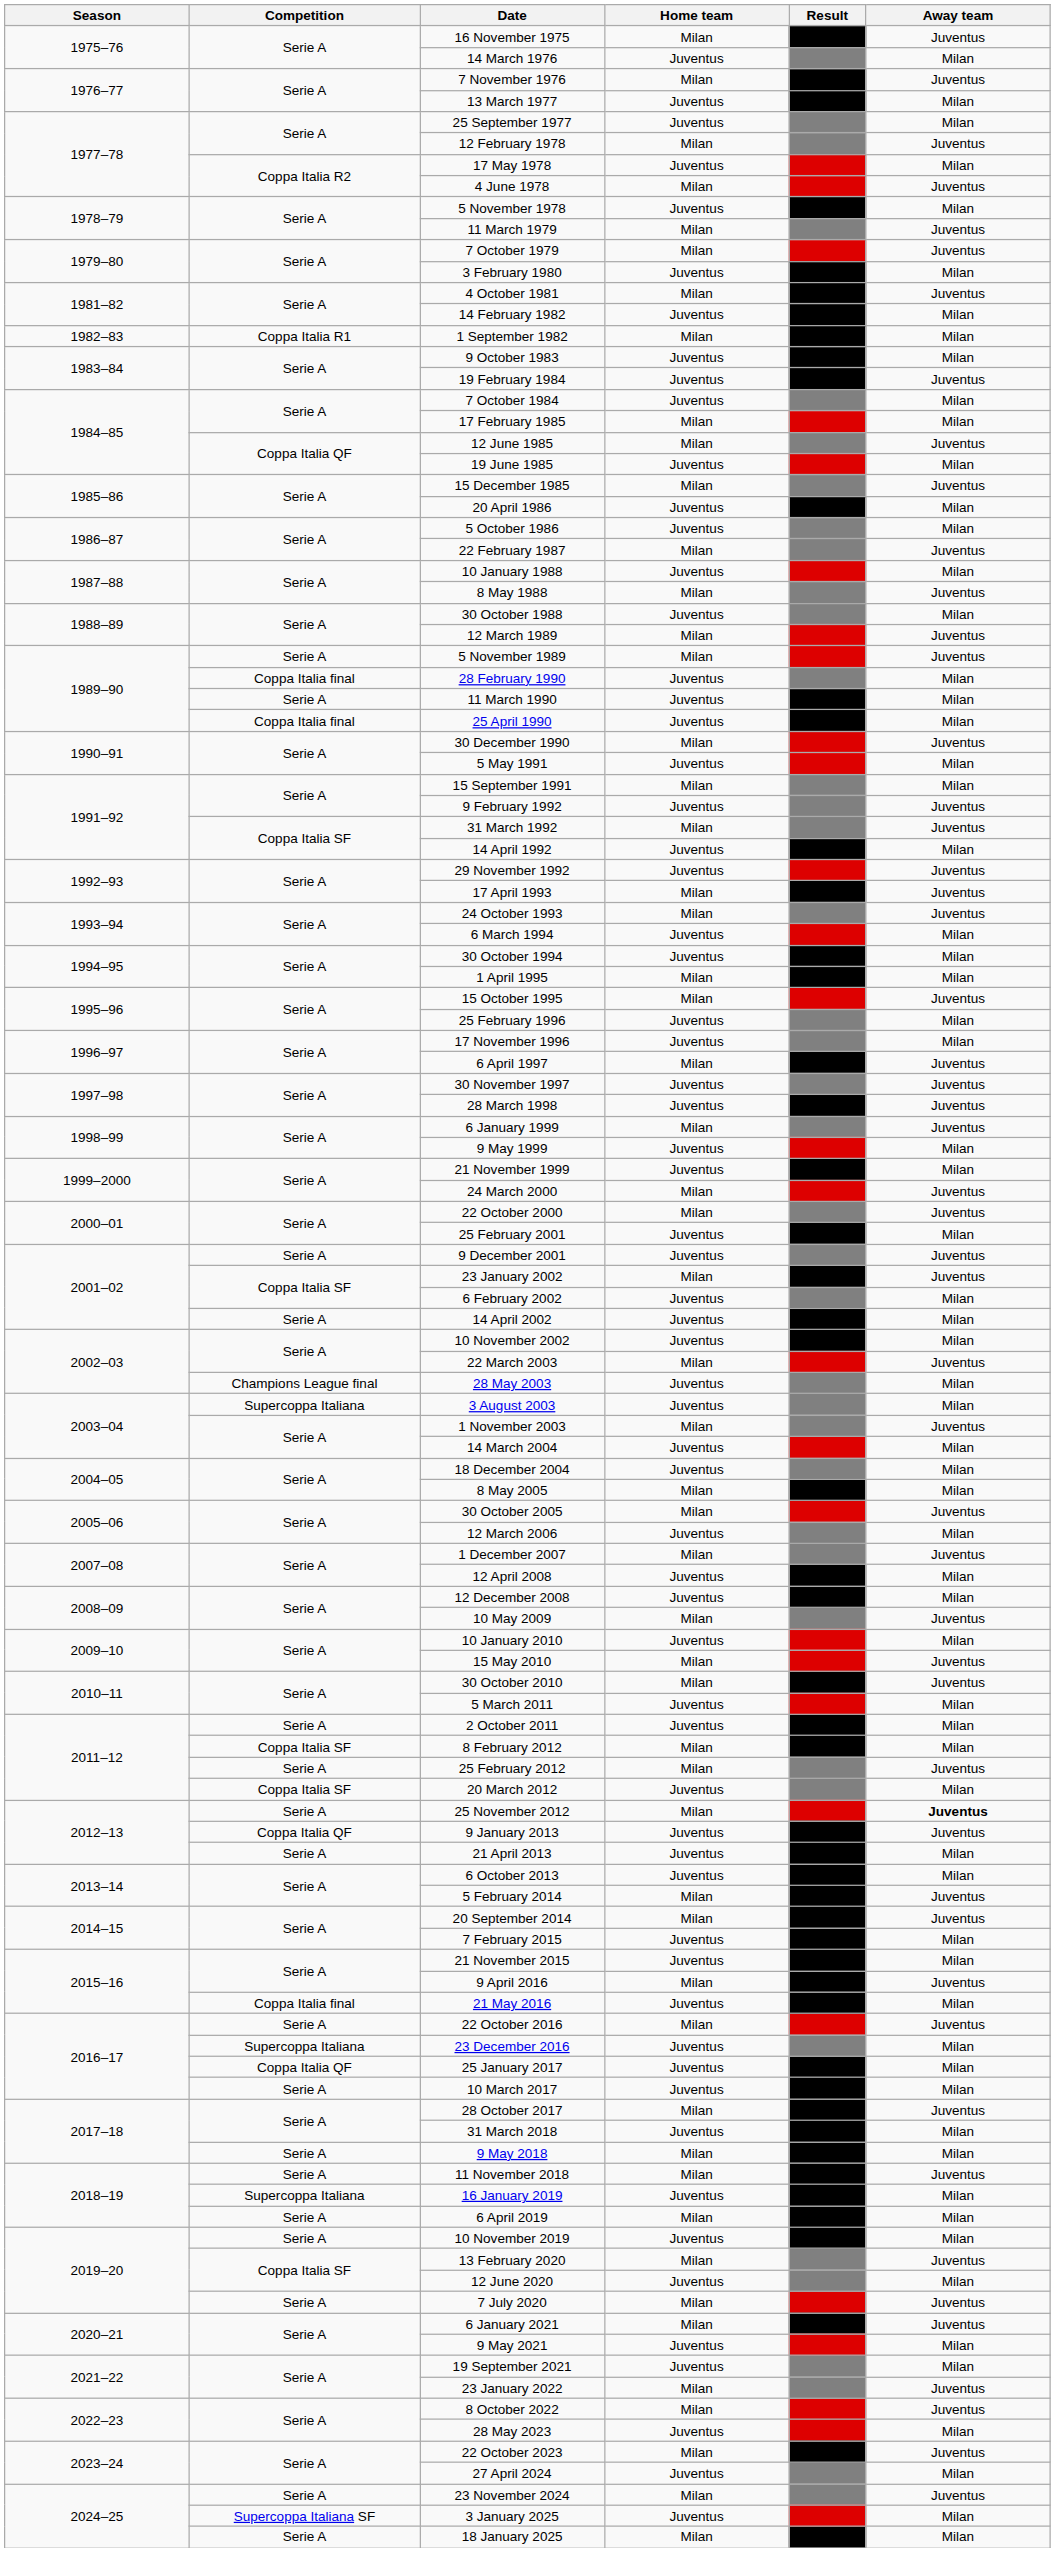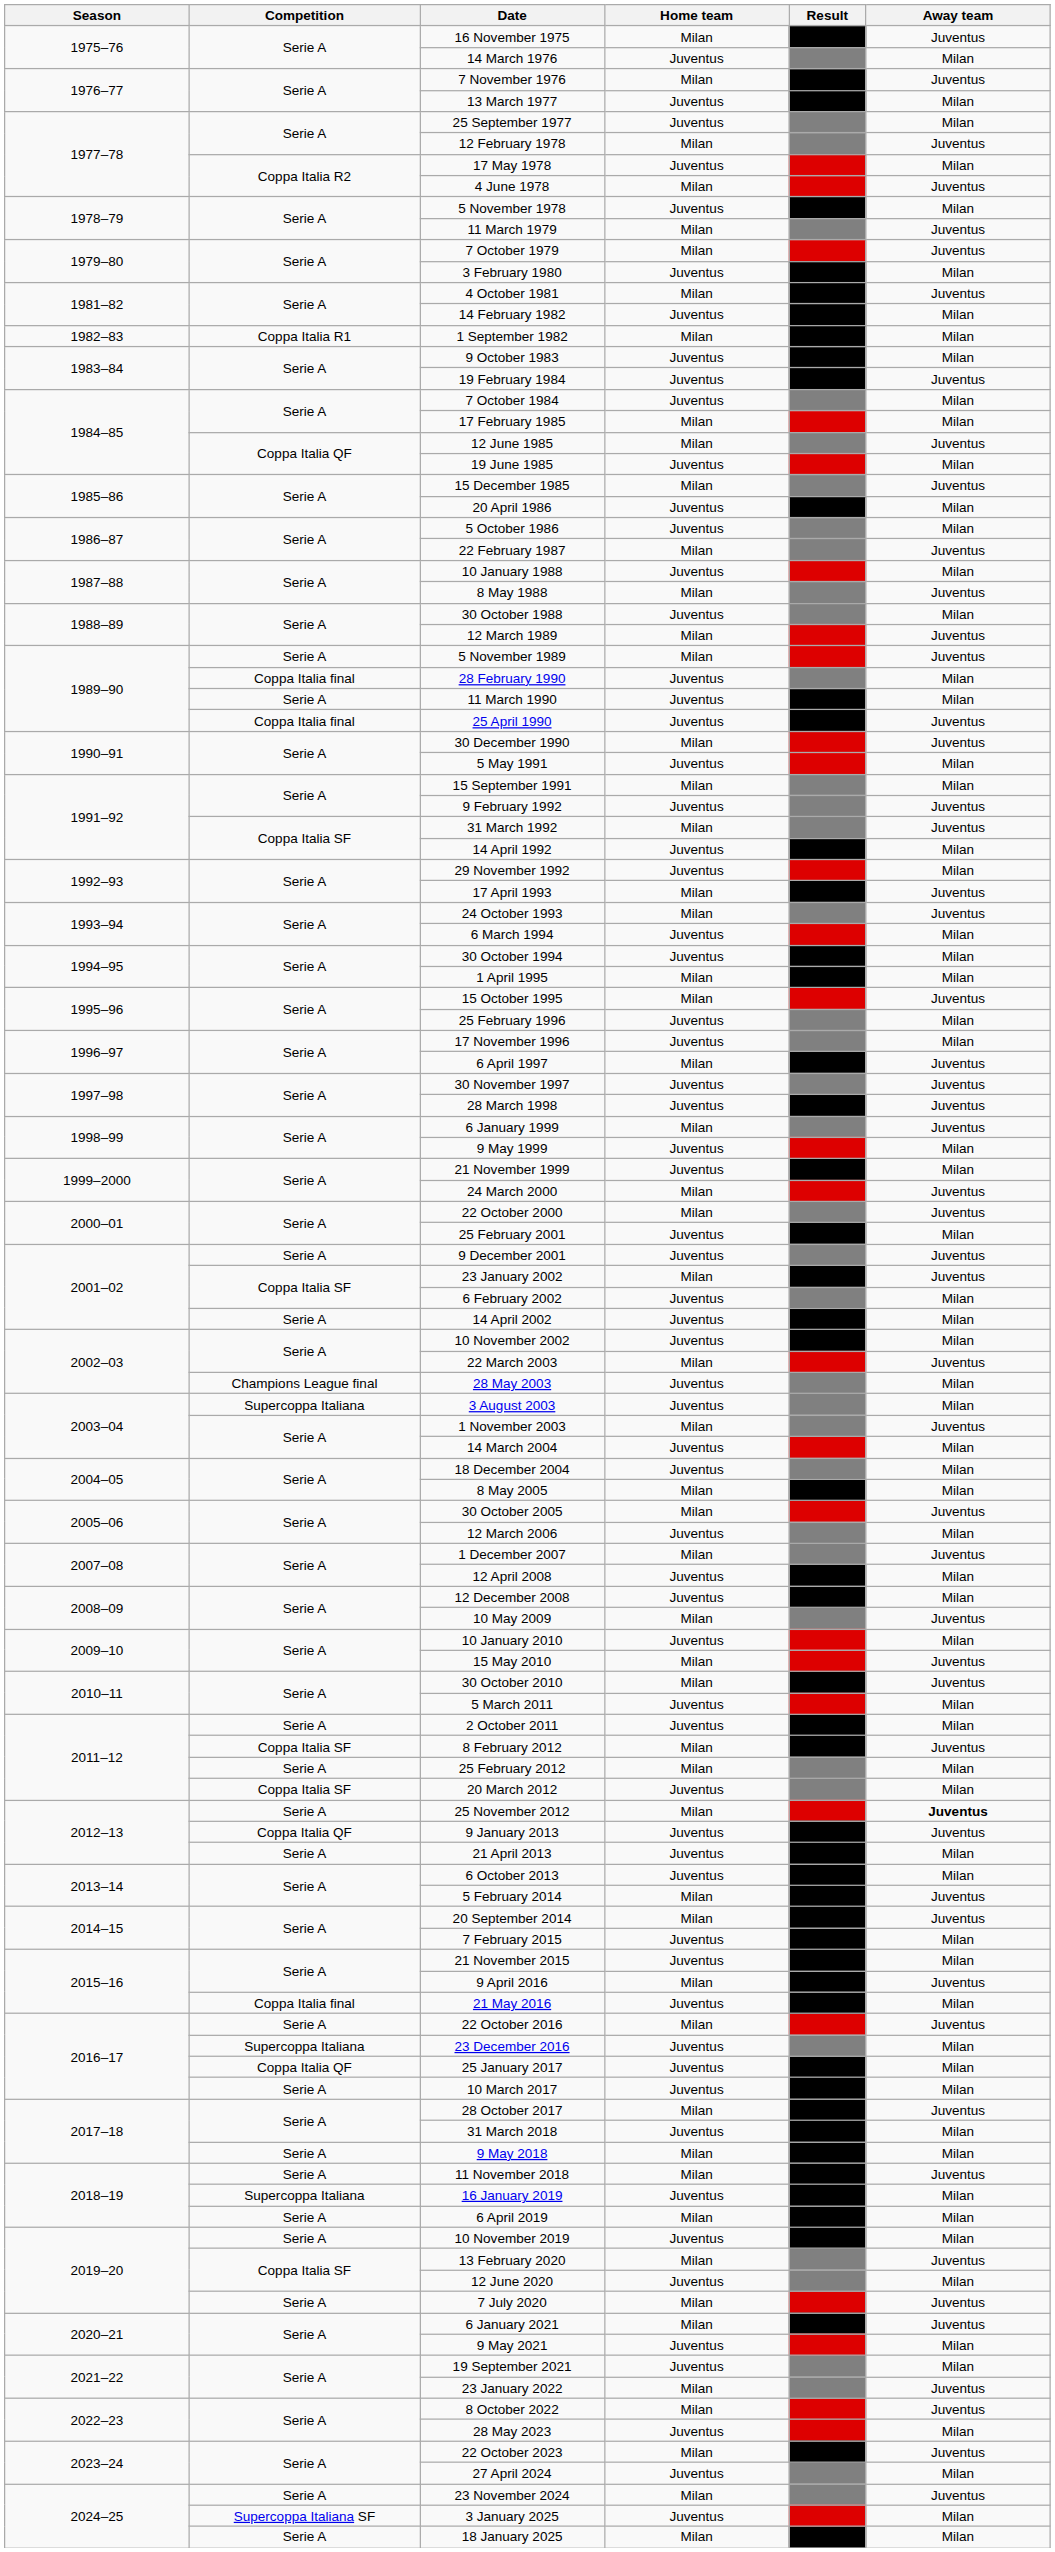(958, 721) Milan -> (958, 721) Juventus
(958, 870) Juventus -> (958, 870) Milan
(958, 1746) Milan -> (958, 1746) Juventus
(958, 1768) Juventus -> (958, 1768) Milan
